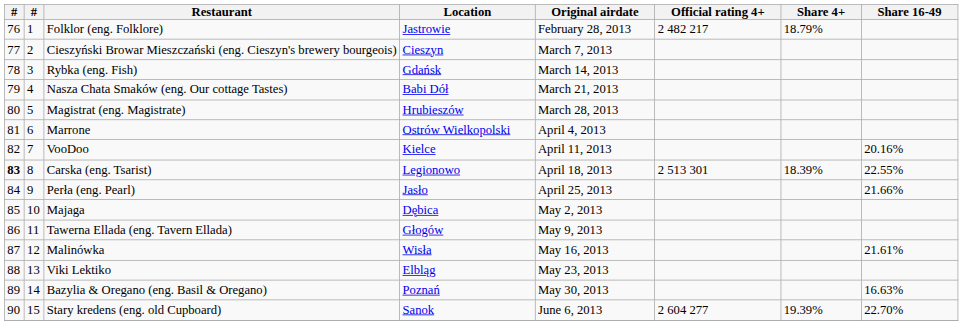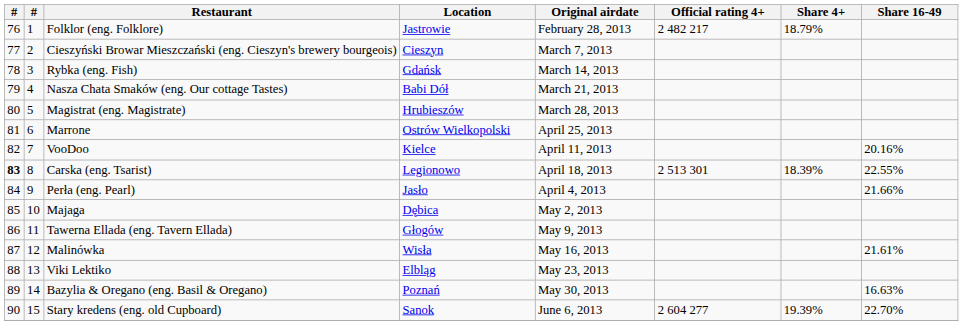(572, 129) April 4, 2013 -> (575, 129) April 25, 2013
(575, 189) April 25, 2013 -> (572, 189) April 4, 2013
